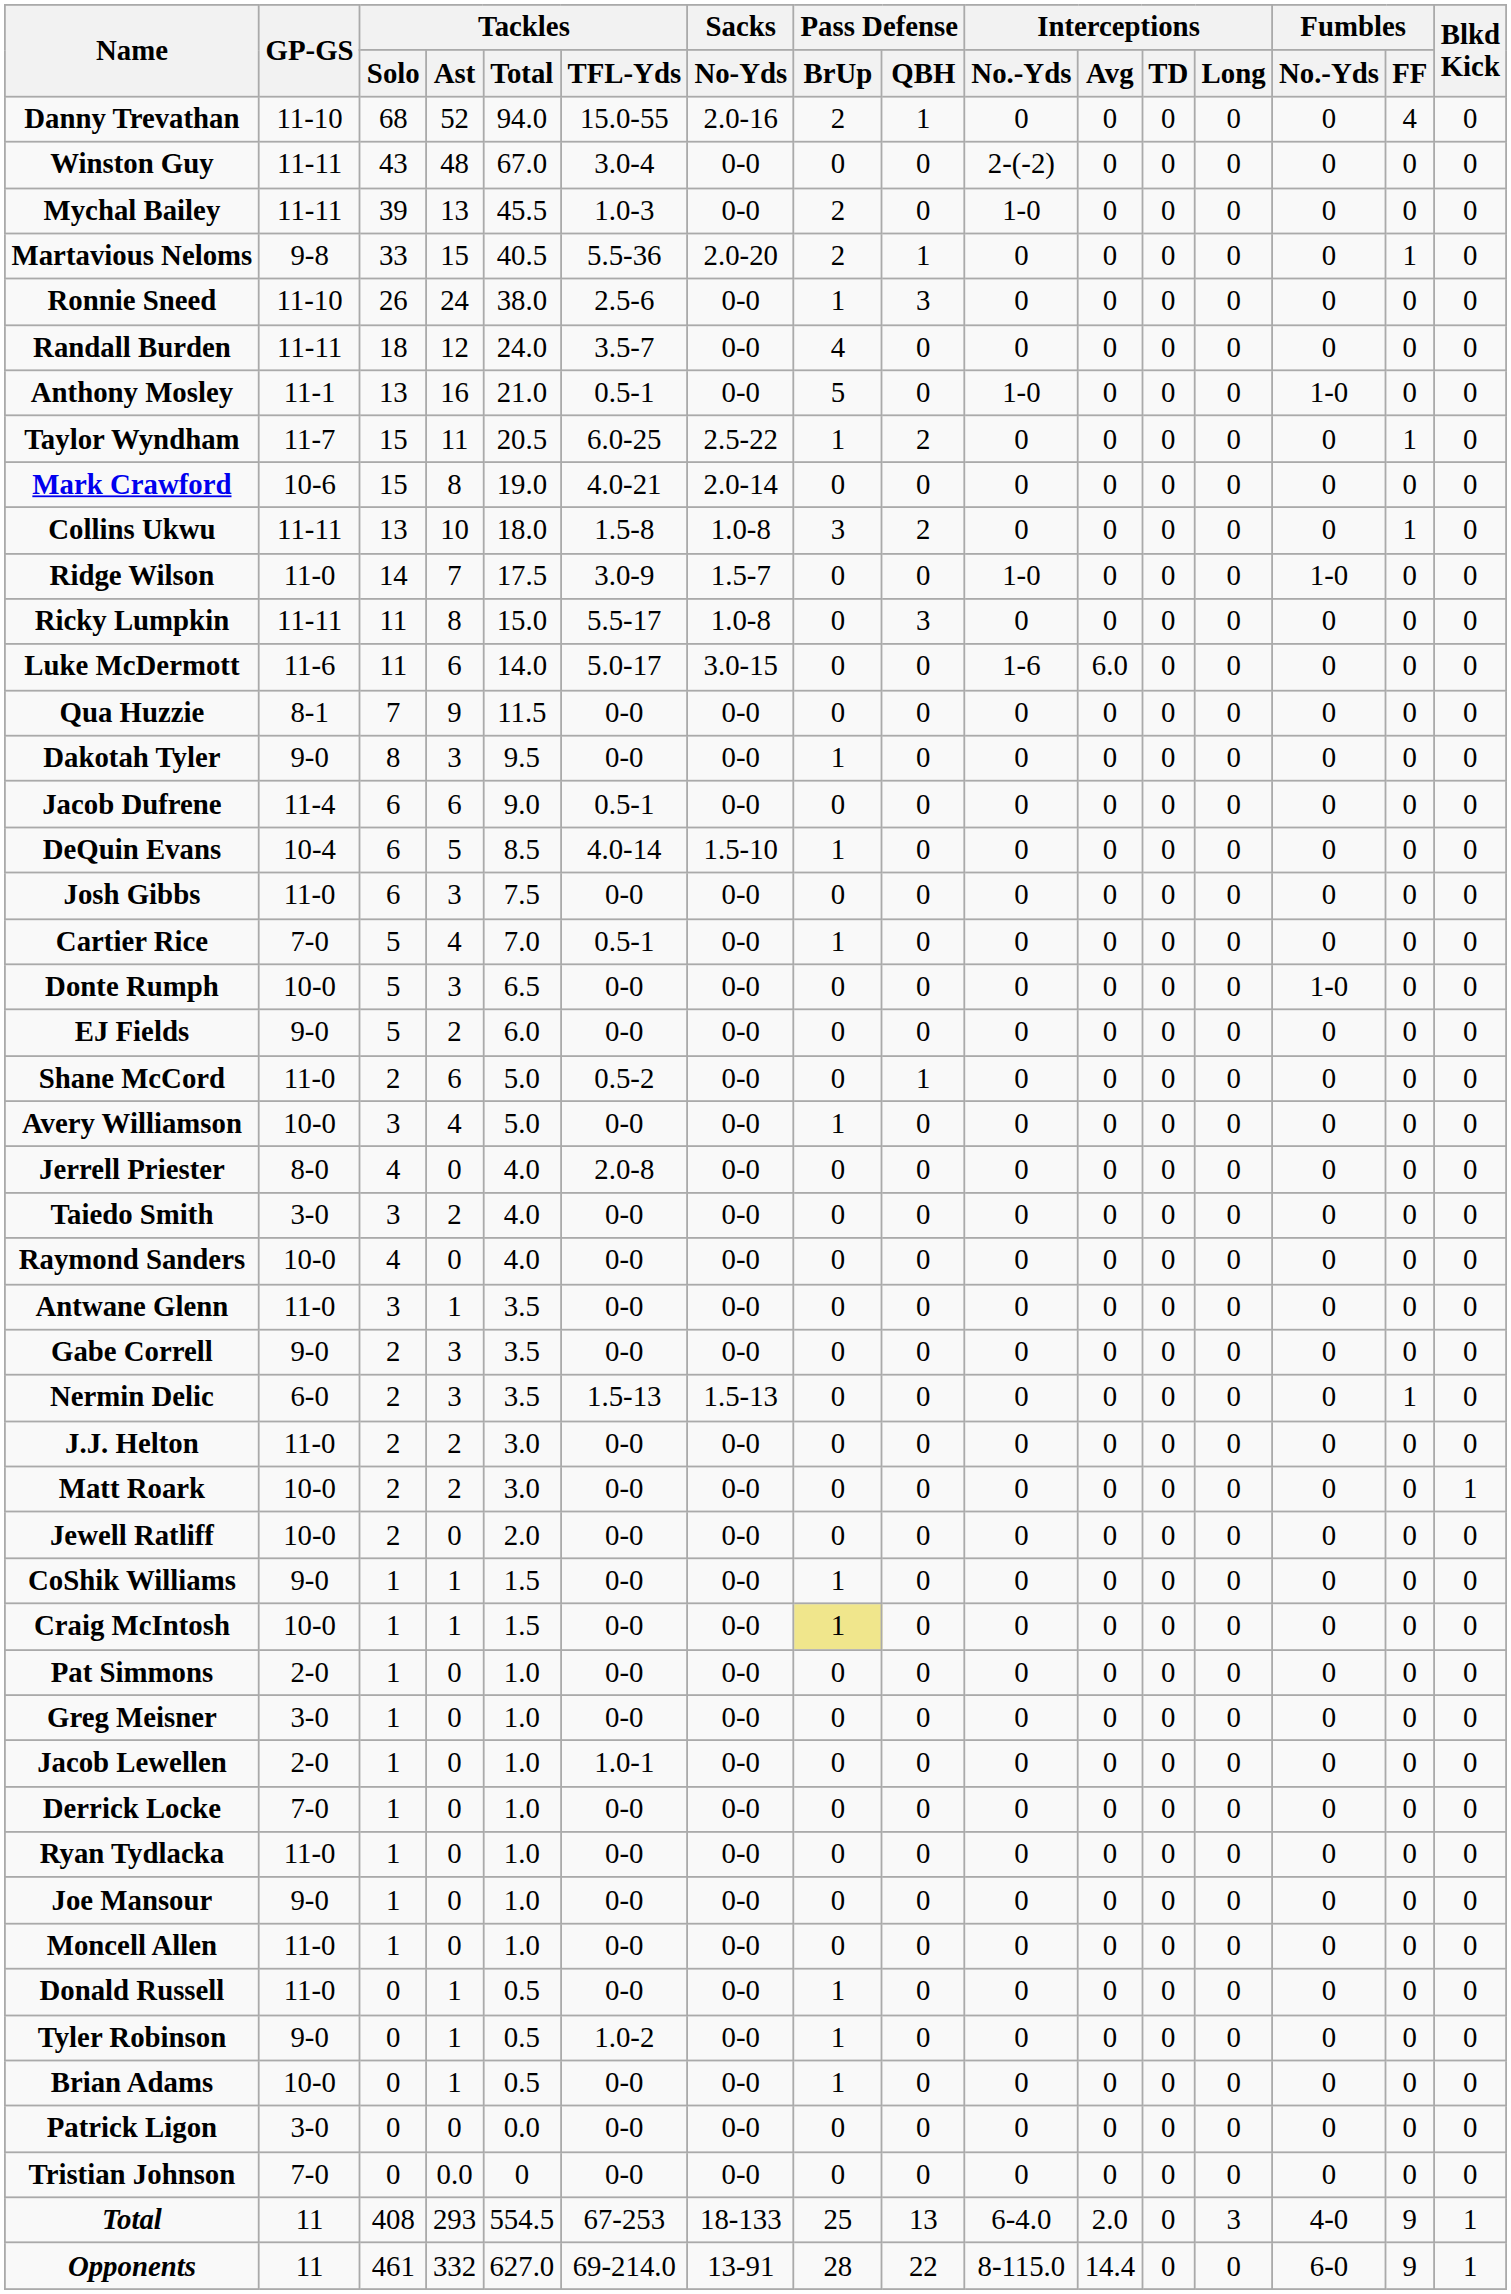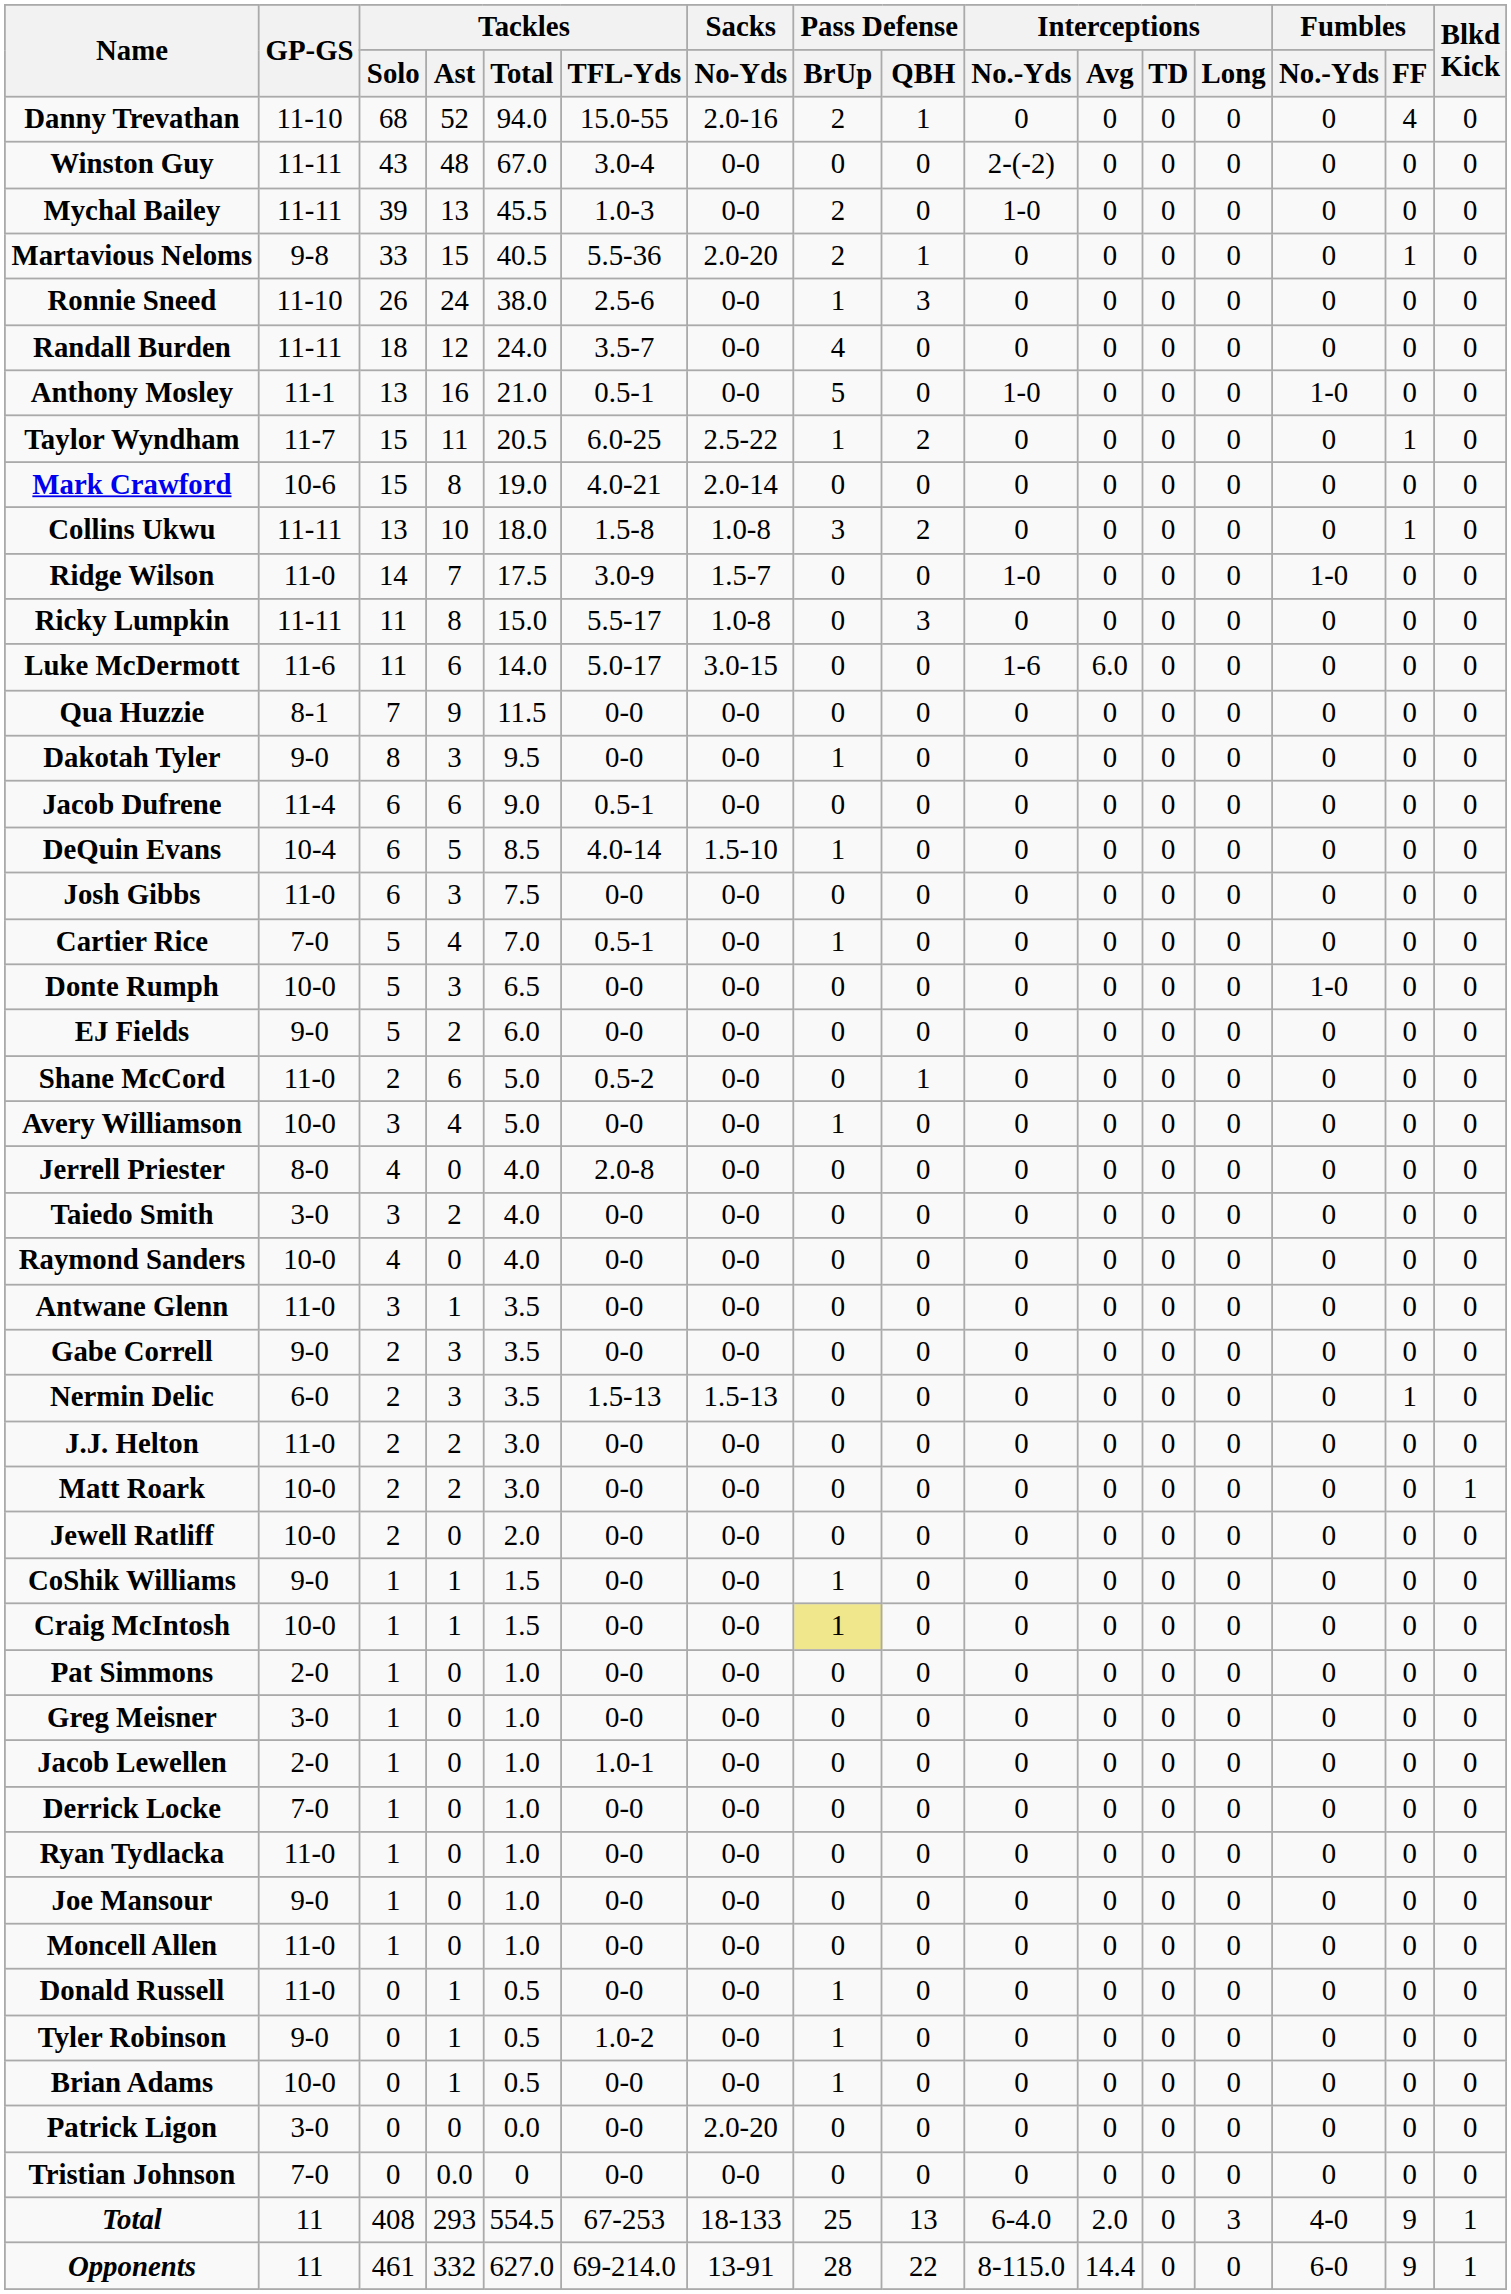(741, 2128) 0-0 -> (741, 2128) 2.0-20
